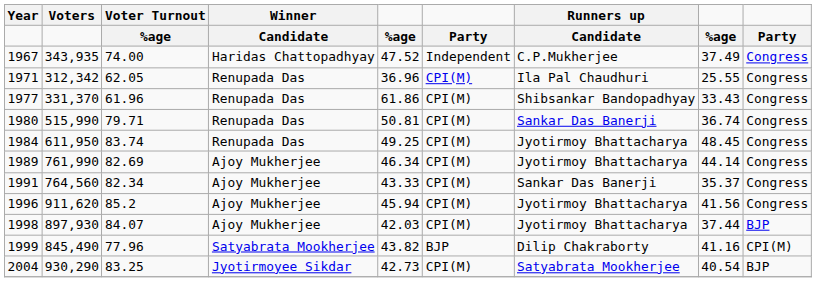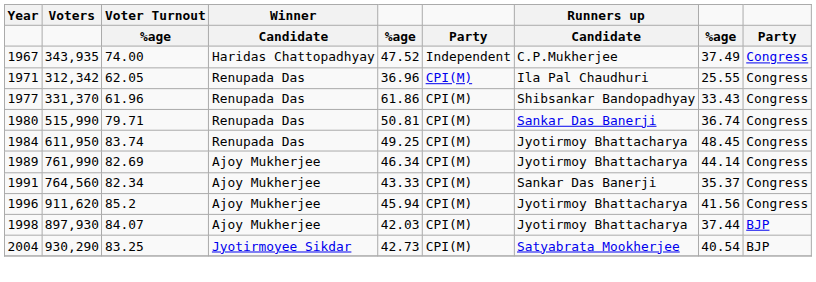- row: (23, 246)
